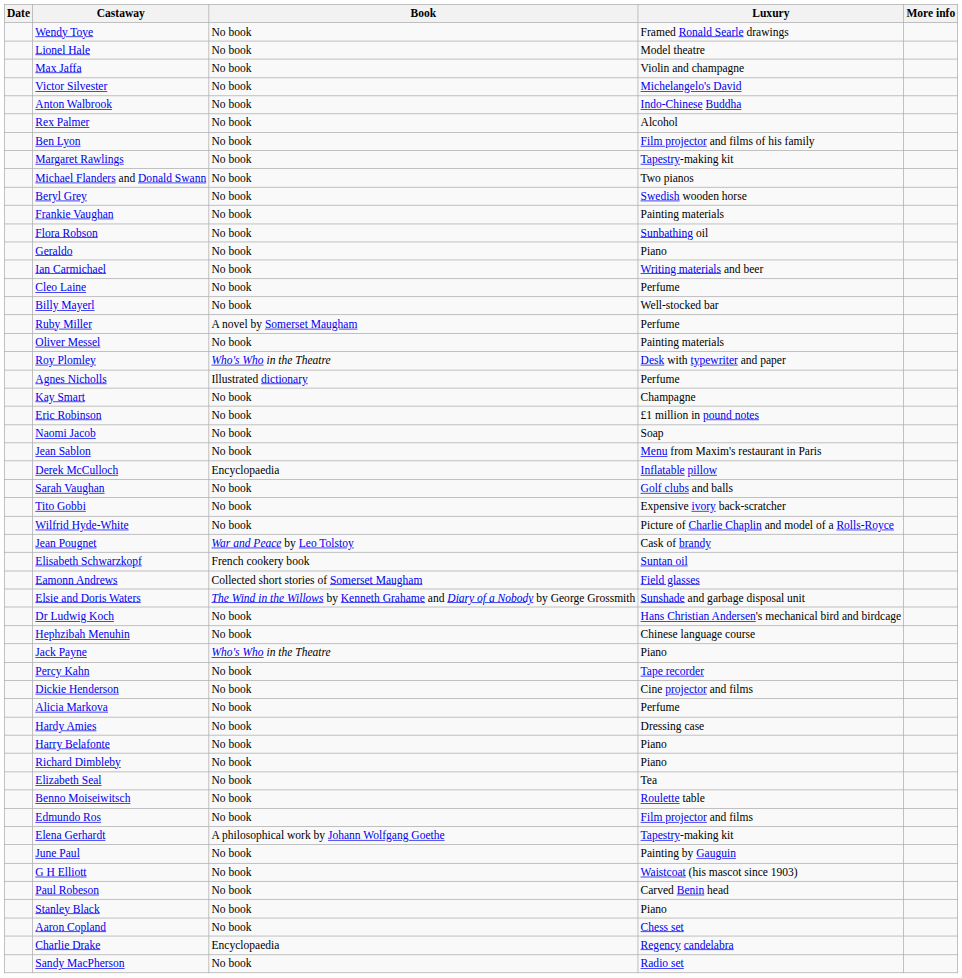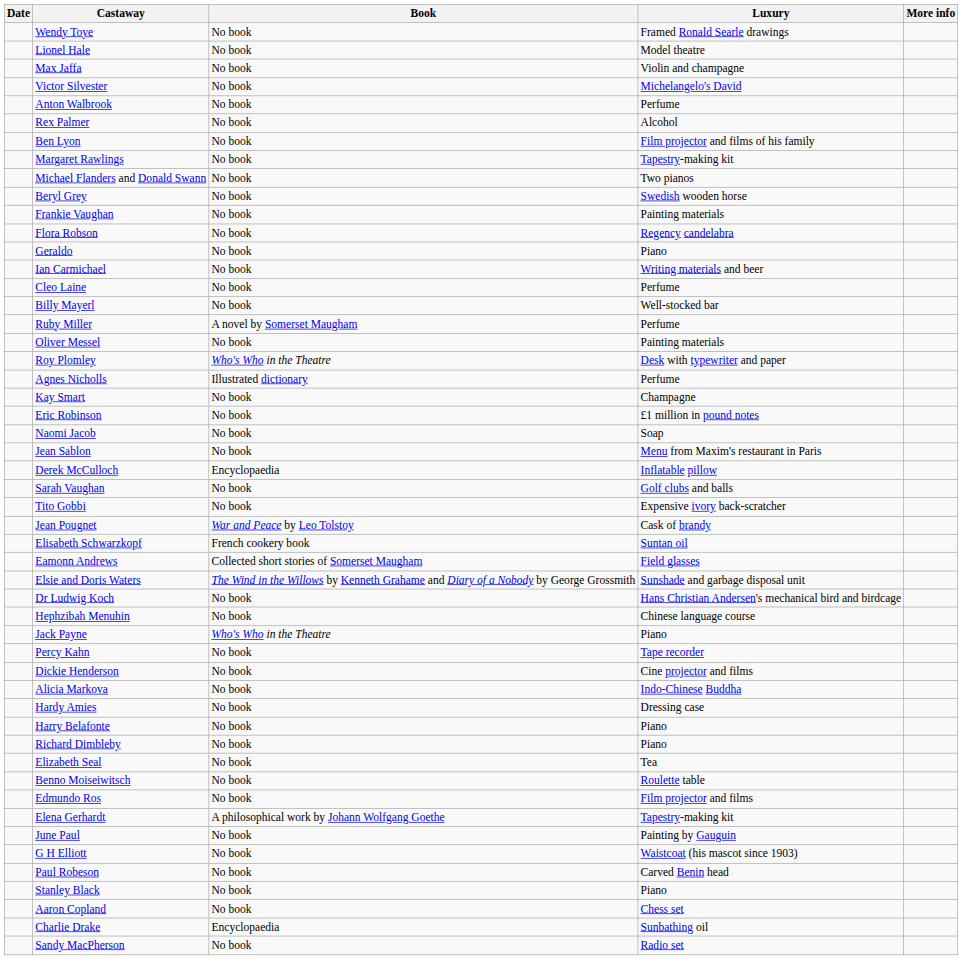(691, 104) Indo-Chinese Buddha -> (660, 104) Perfume
(674, 232) Sunbathing oil -> (687, 232) Regency candelabra
- row: (82, 525)
(660, 707) Perfume -> (691, 689) Indo-Chinese Buddha
(687, 945) Regency candelabra -> (674, 927) Sunbathing oil
